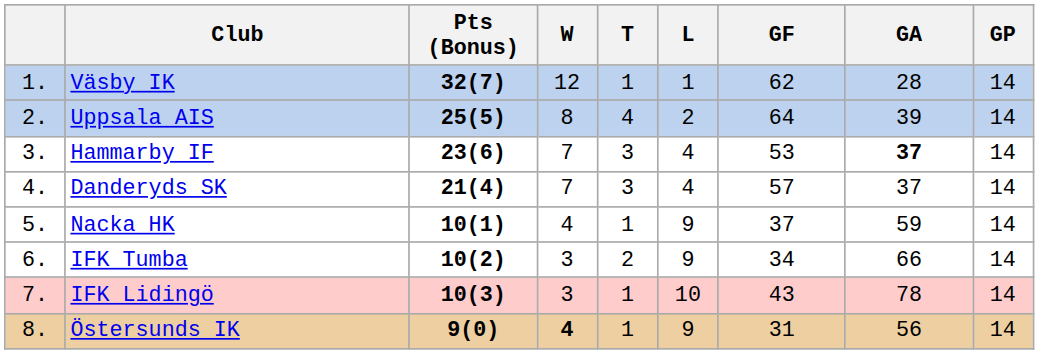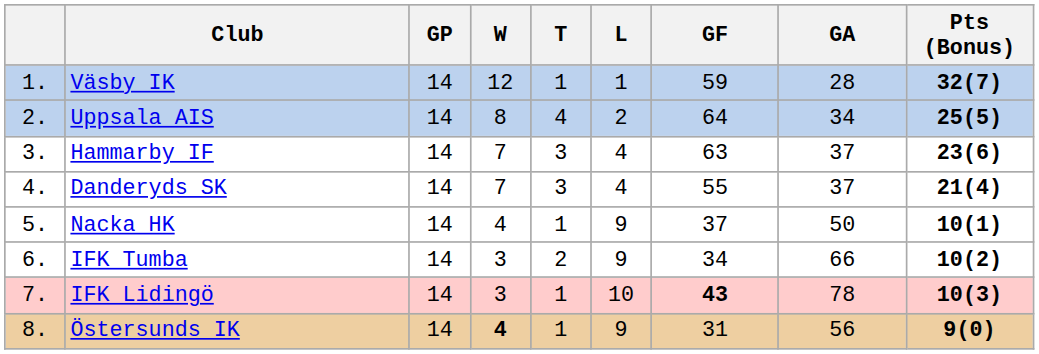columns swapped: (1003, 35) <-> (473, 35)
(782, 83) 62 -> (715, 83) 59
(909, 118) 39 -> (842, 118) 34
(782, 154) 53 -> (715, 154) 63
(909, 154) bold -> (842, 154) normal
(782, 189) 57 -> (715, 189) 55
(909, 224) 59 -> (842, 224) 50
(782, 295) normal -> (715, 295) bold
